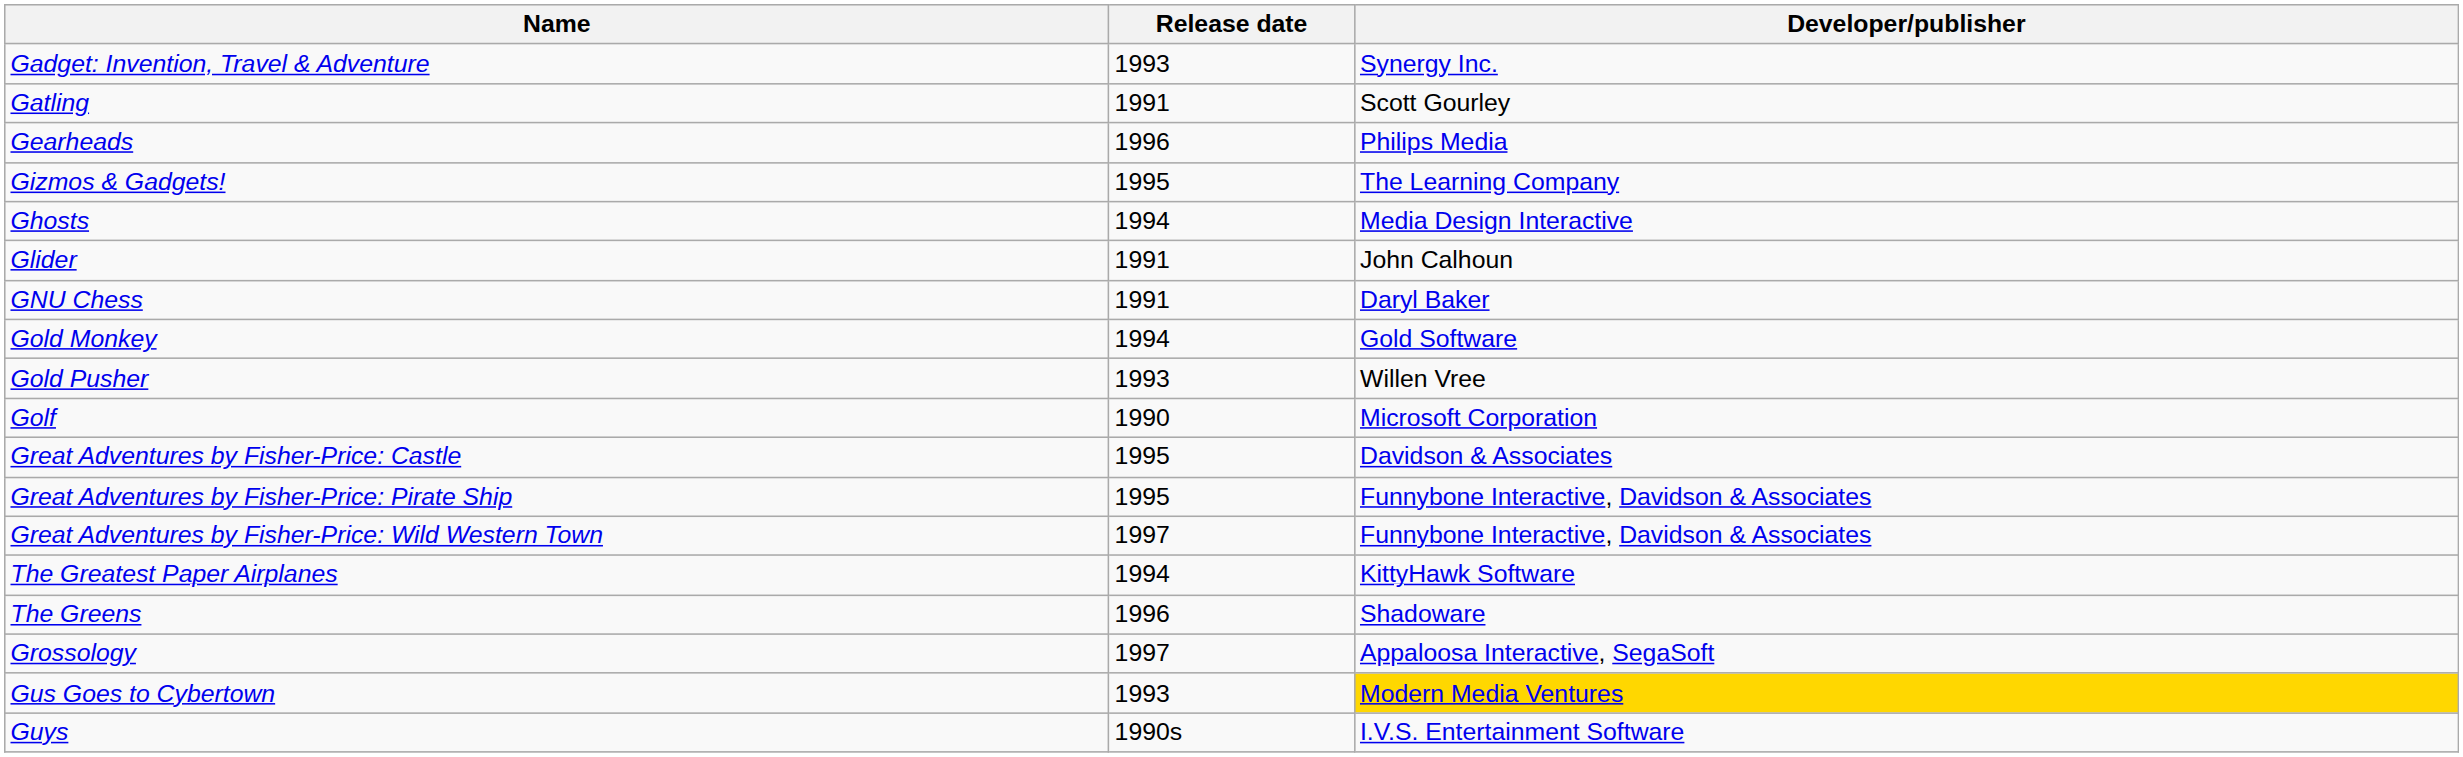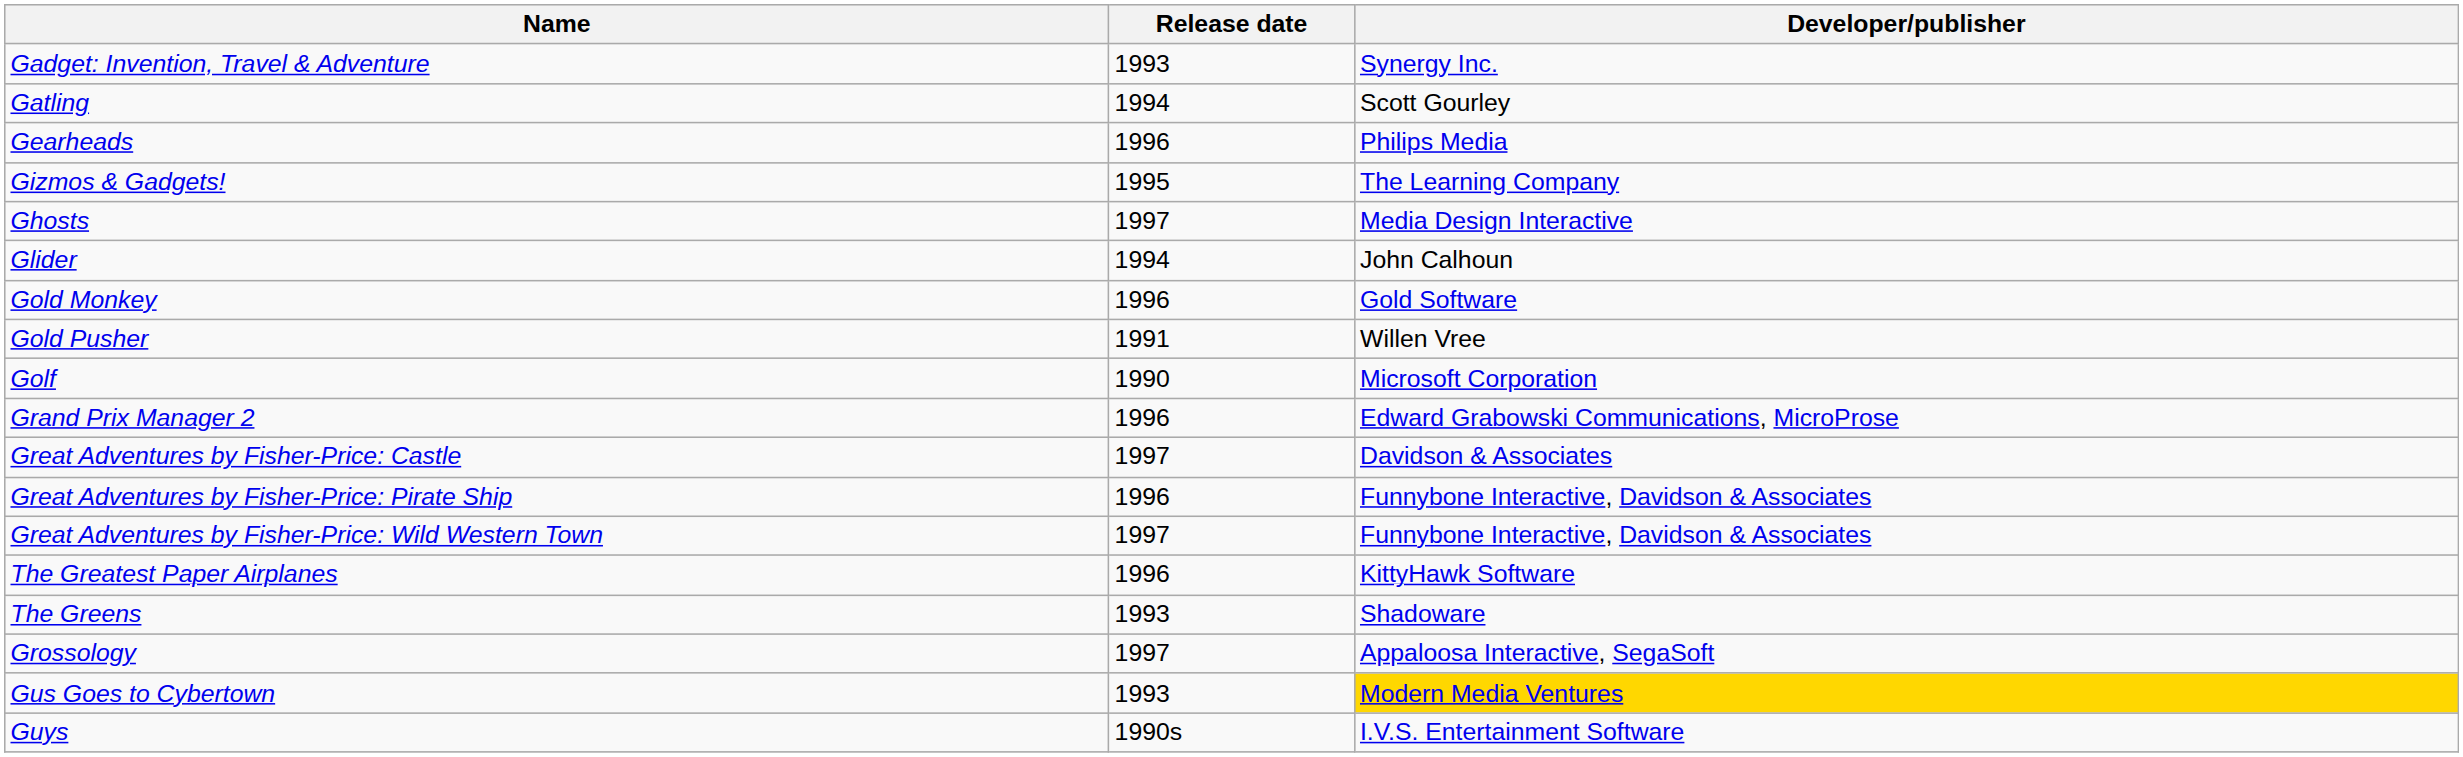(1142, 102) 1991 -> (1142, 102) 1994
(1142, 220) 1994 -> (1142, 220) 1997
(1142, 260) 1991 -> (1142, 260) 1994
- row: (77, 299)
(1142, 338) 1994 -> (1142, 299) 1996
(1142, 378) 1993 -> (1142, 338) 1991
+ row: (132, 417)
(1142, 456) 1995 -> (1142, 456) 1997
(1142, 496) 1995 -> (1142, 496) 1996
(1142, 574) 1994 -> (1142, 574) 1996
(1142, 614) 1996 -> (1142, 614) 1993
